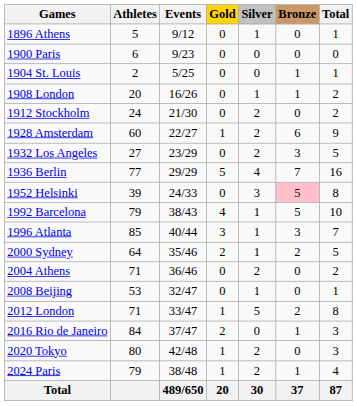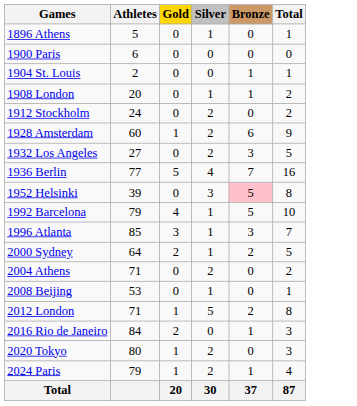- column: (183, 14)
